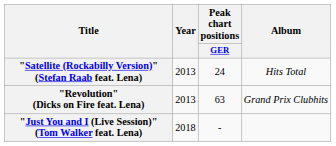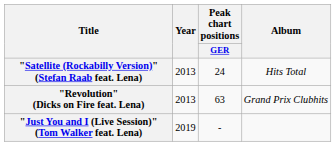(185, 127) 2018 -> (185, 127) 2019
